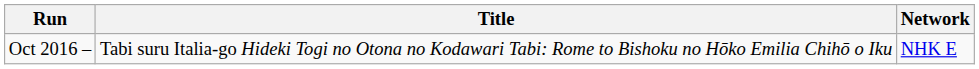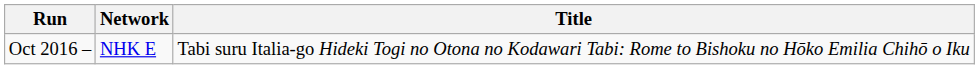columns swapped: (496, 19) <-> (935, 19)
